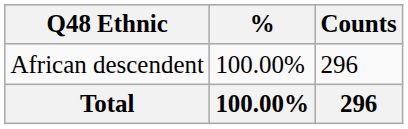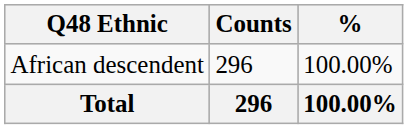columns swapped: (359, 24) <-> (262, 24)
